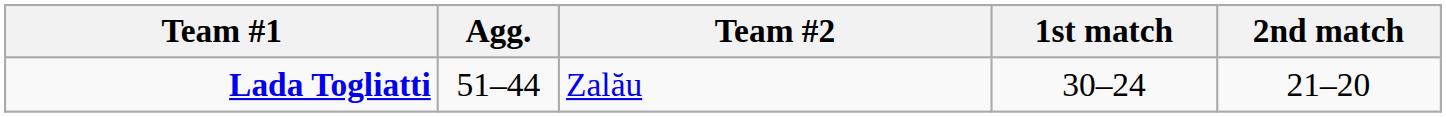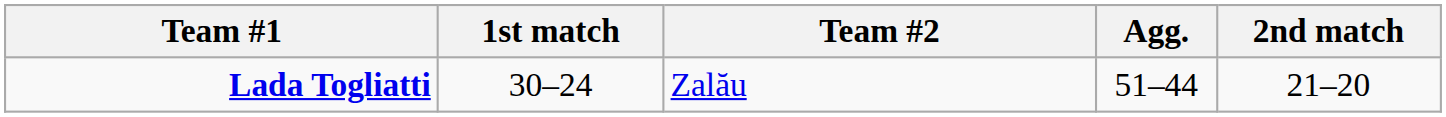columns swapped: (498, 31) <-> (1104, 31)
